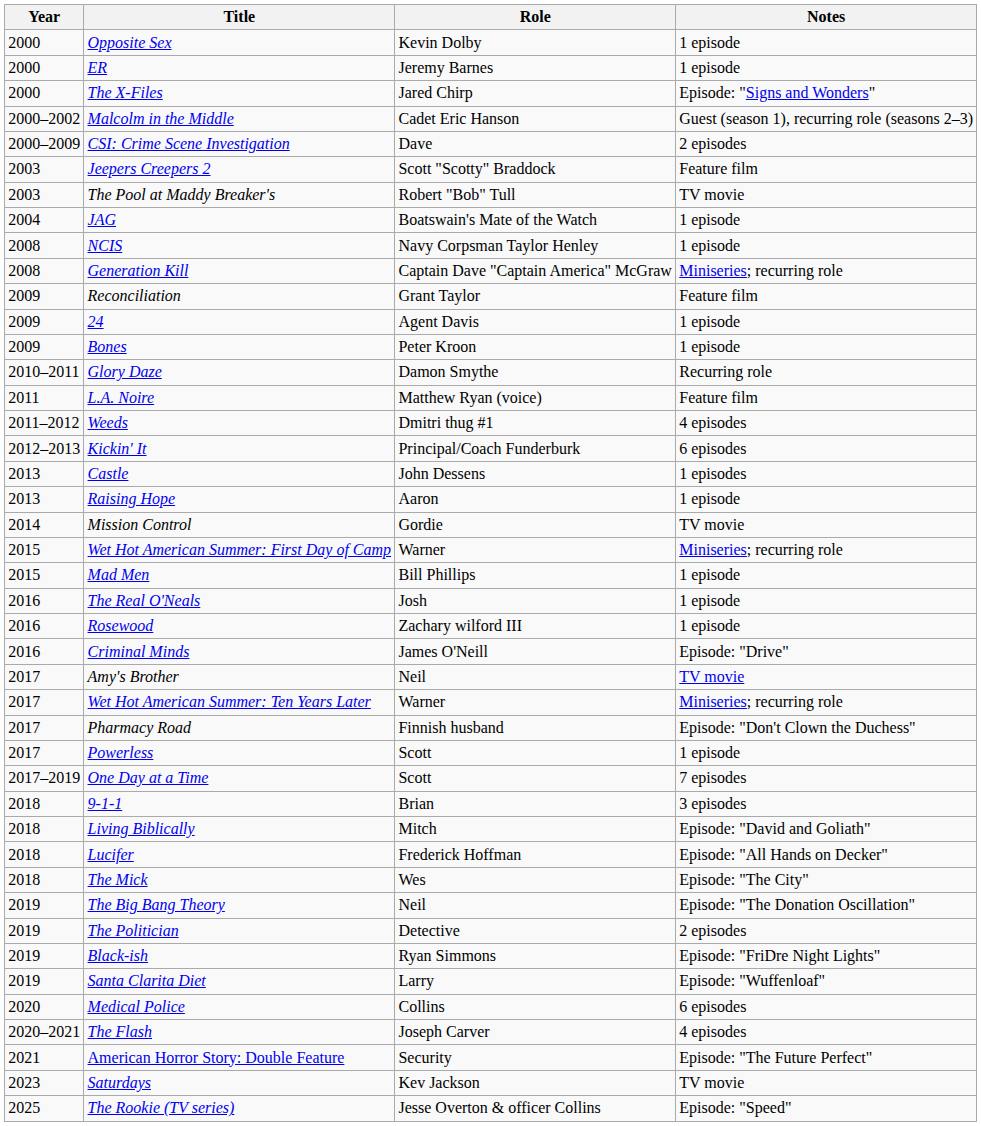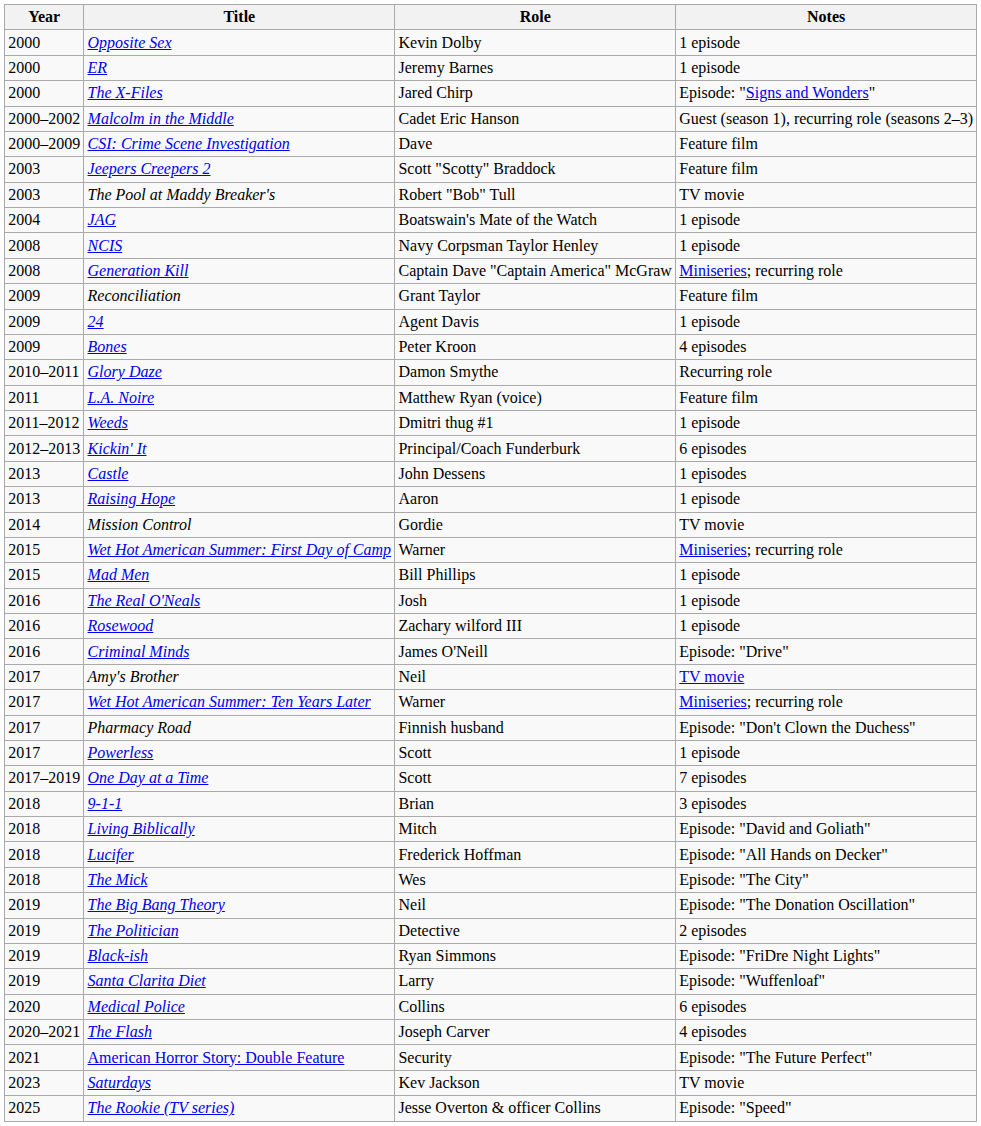(713, 144) 2 episodes -> (719, 144) Feature film
(710, 347) 1 episode -> (713, 347) 4 episodes
(713, 423) 4 episodes -> (710, 423) 1 episode
